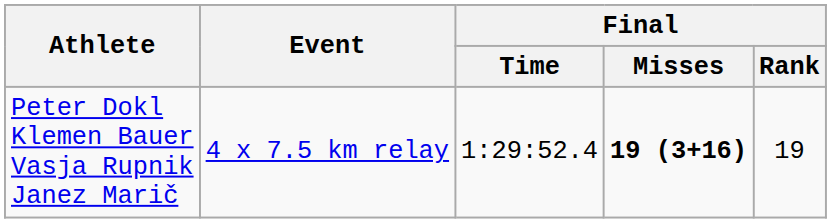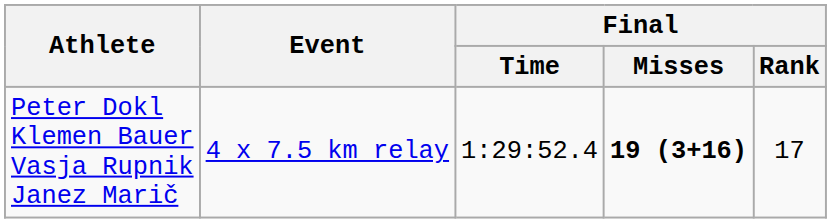(790, 152) 19 -> (790, 152) 17
